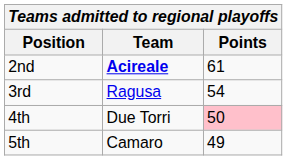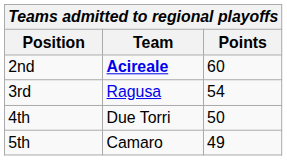(216, 67) 61 -> (216, 67) 60
(216, 117) pink background -> (216, 117) no background
